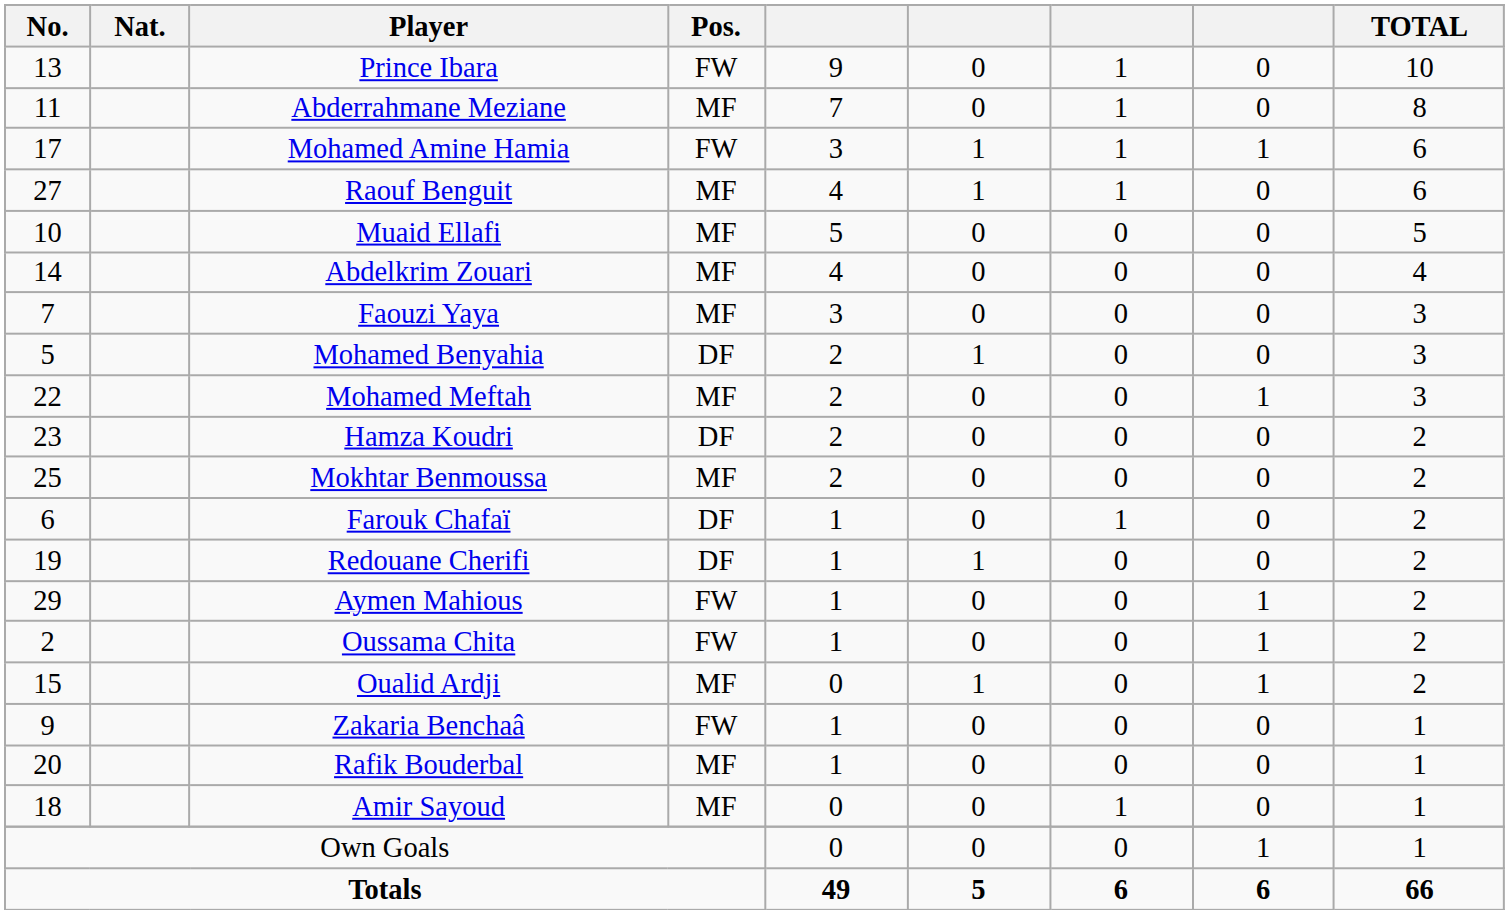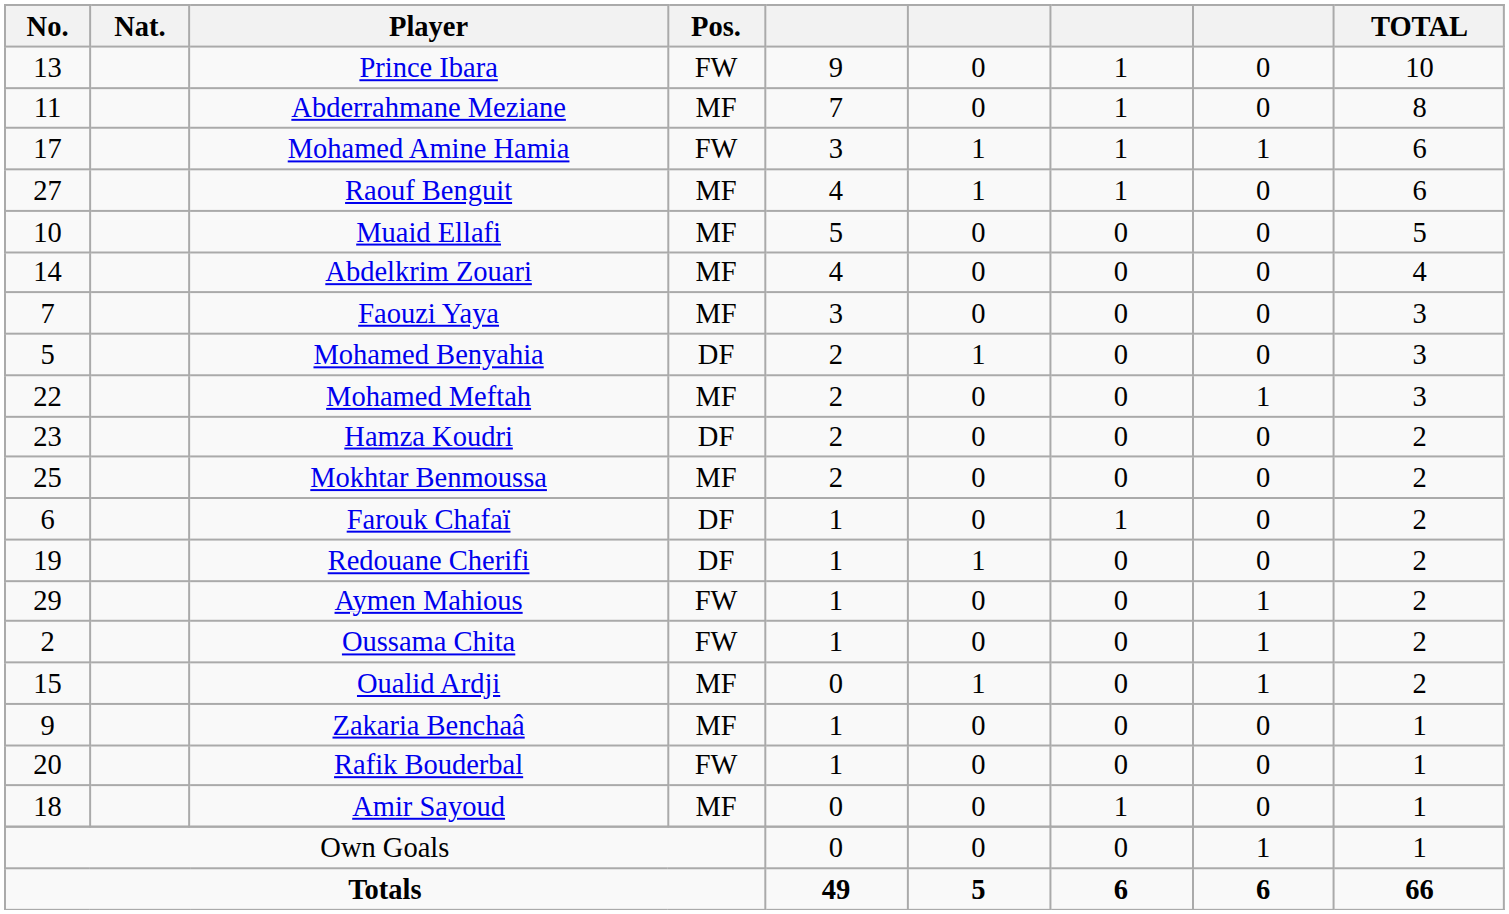(716, 724) FW -> (716, 724) MF
(716, 765) MF -> (716, 765) FW
